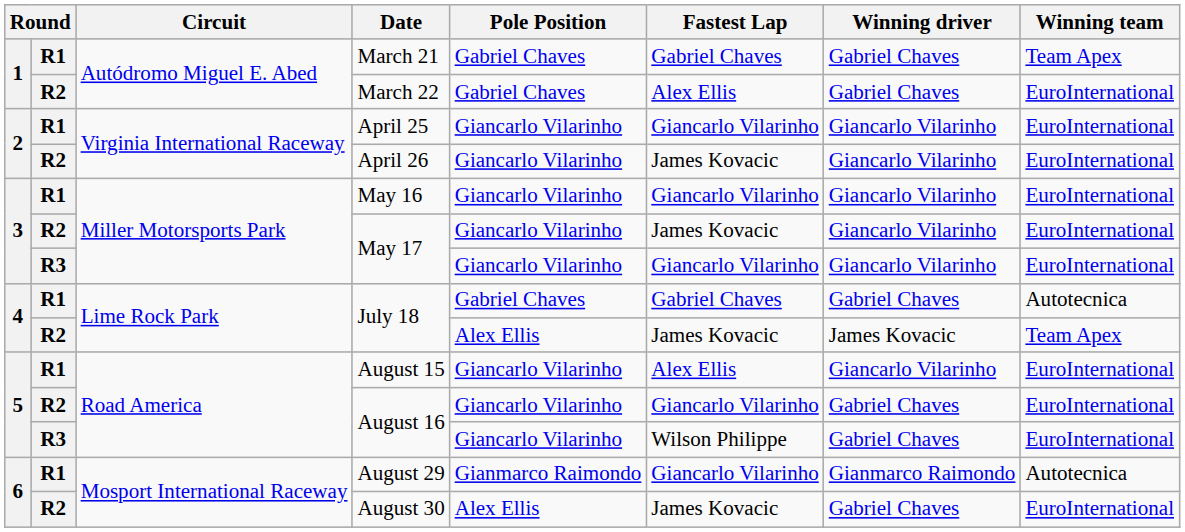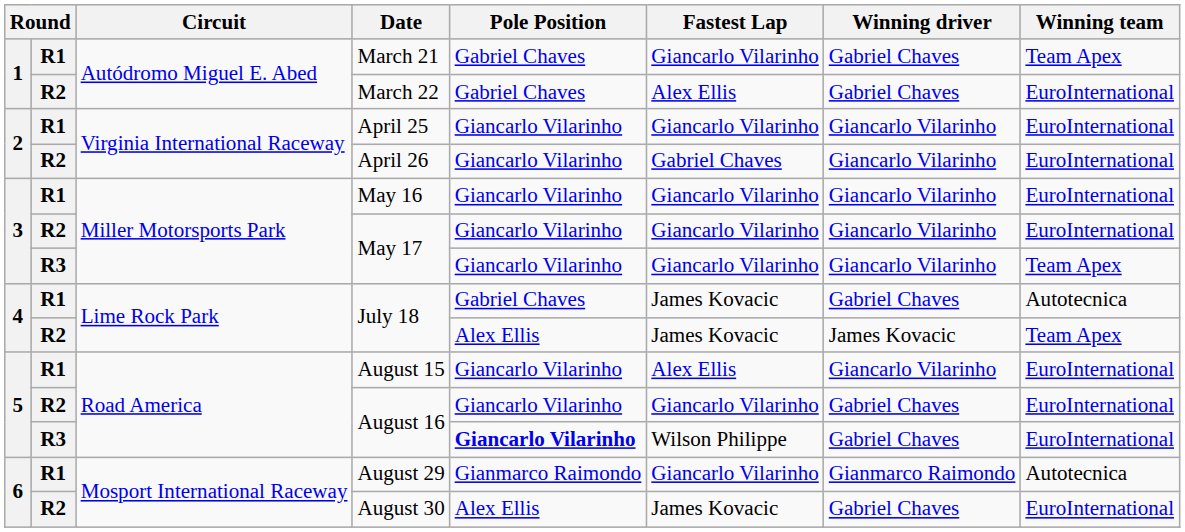(717, 56) Gabriel Chaves -> (735, 56) Giancarlo Vilarinho
(715, 160) James Kovacic -> (717, 160) Gabriel Chaves
(715, 230) James Kovacic -> (735, 230) Giancarlo Vilarinho
(1100, 264) EuroInternational -> (1074, 264) Team Apex
(717, 299) Gabriel Chaves -> (715, 299) James Kovacic
(538, 438) normal -> (545, 438) bold
